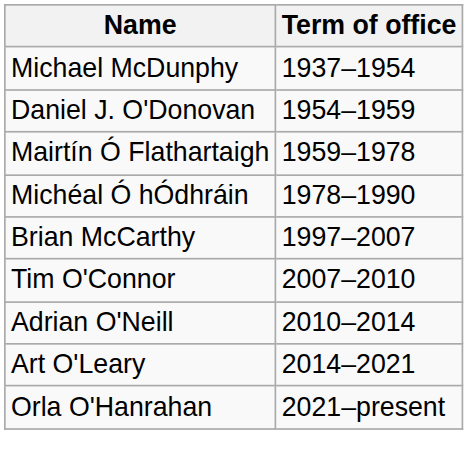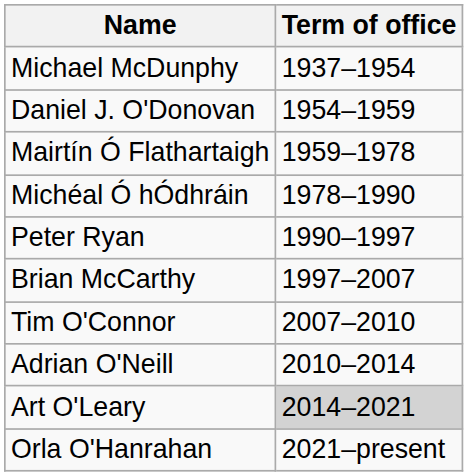+ row: (78, 237)
(349, 364) no background -> (349, 407) lightgrey background
